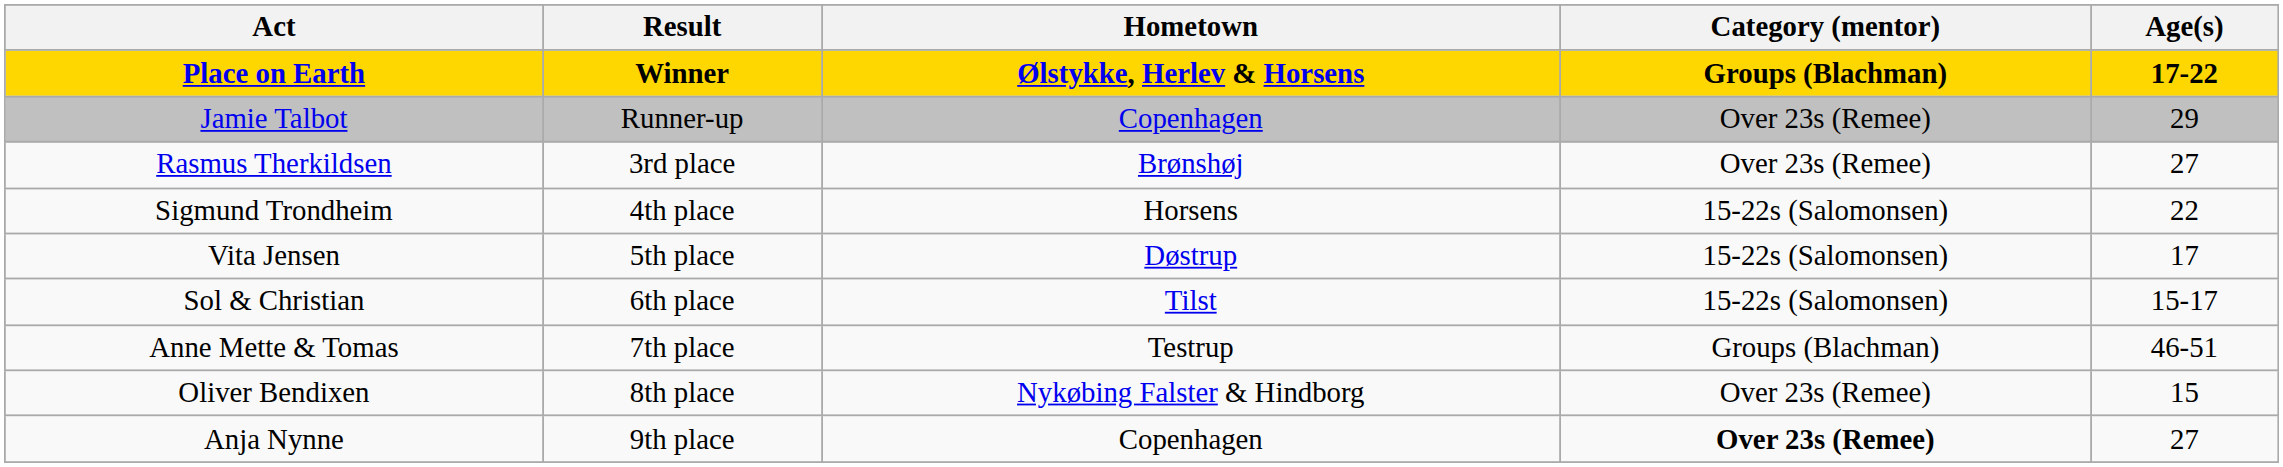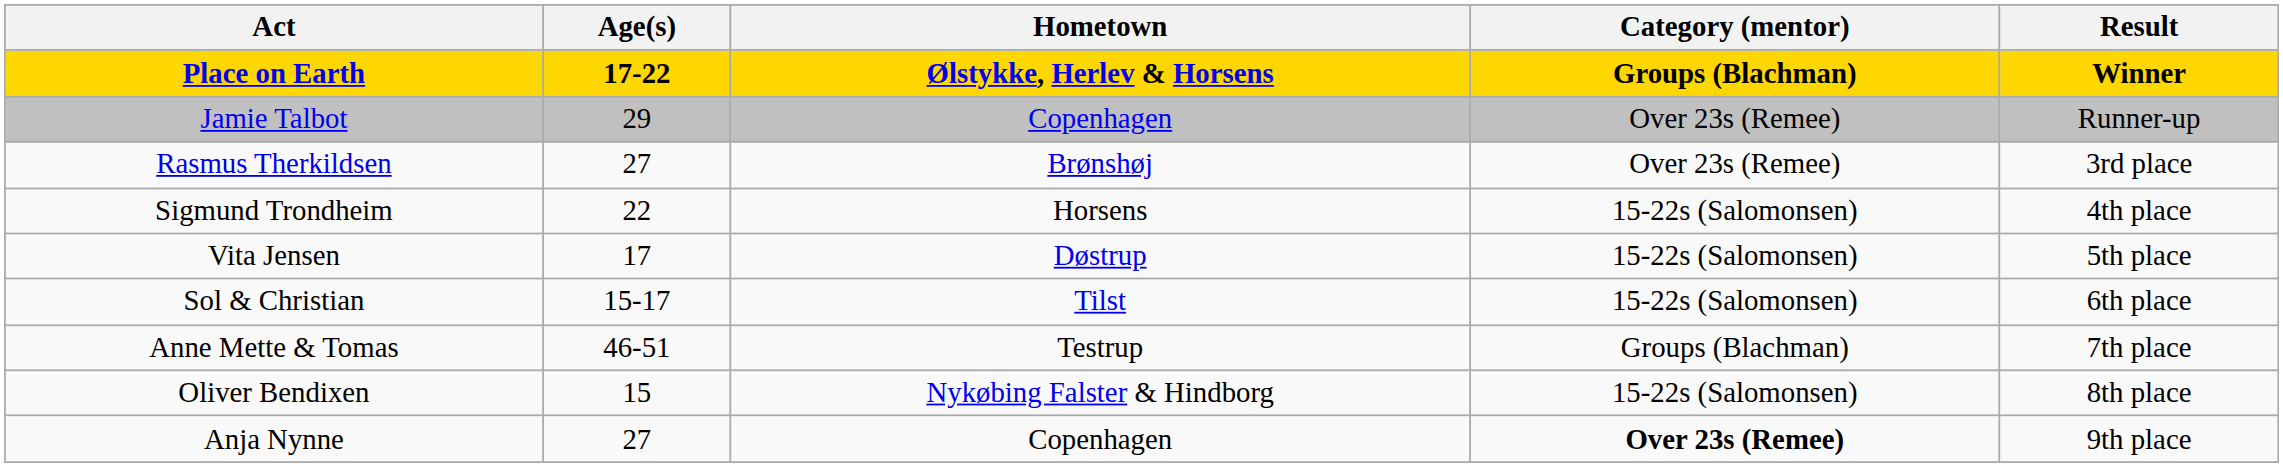columns swapped: (2184, 27) <-> (682, 27)
(1825, 392) Over 23s (Remee) -> (1735, 392) 15-22s (Salomonsen)
